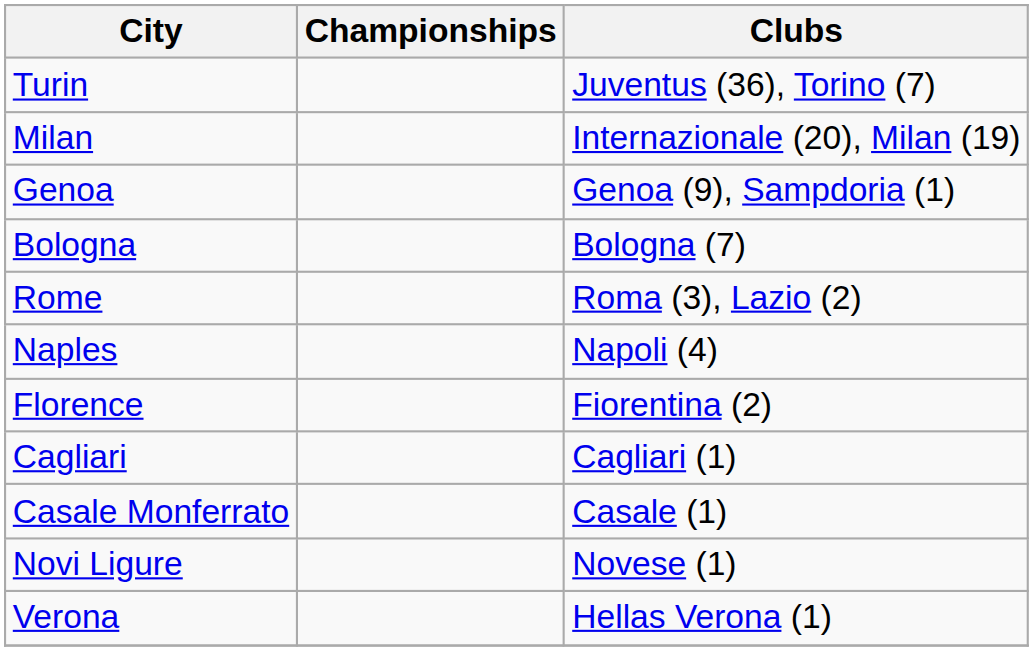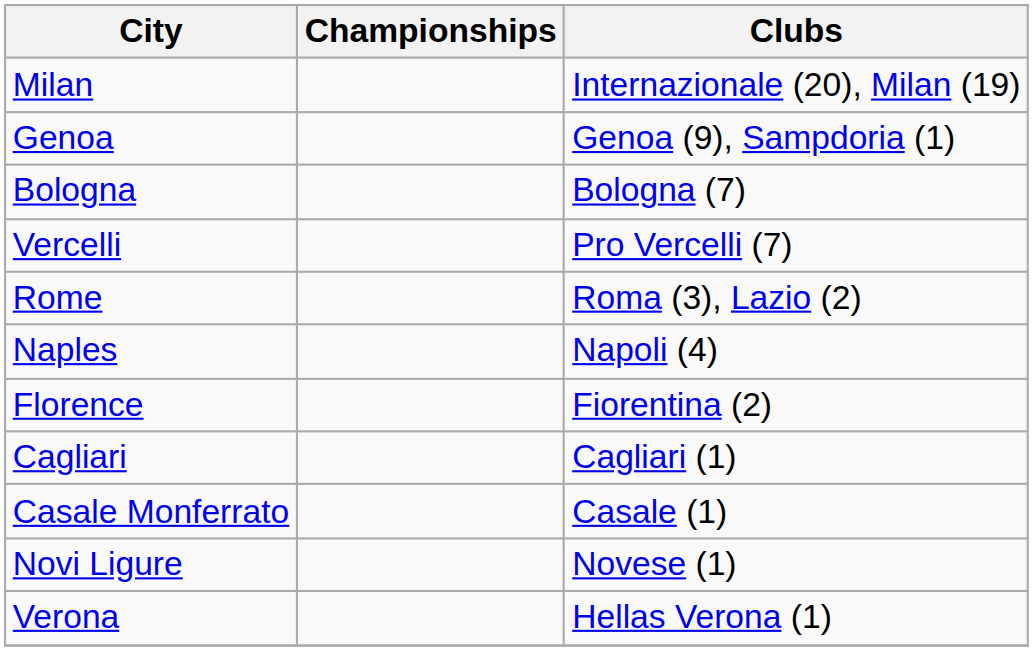- row: (50, 84)
+ row: (67, 244)
